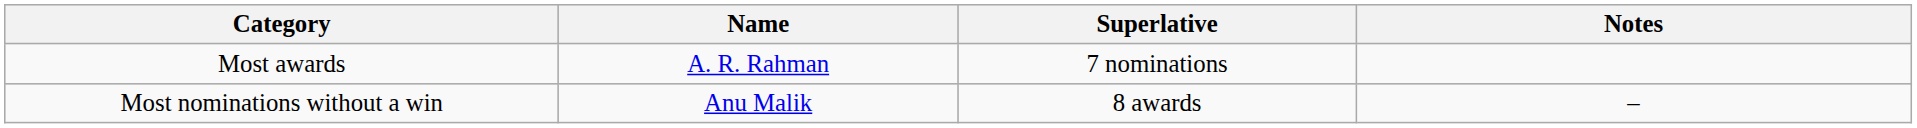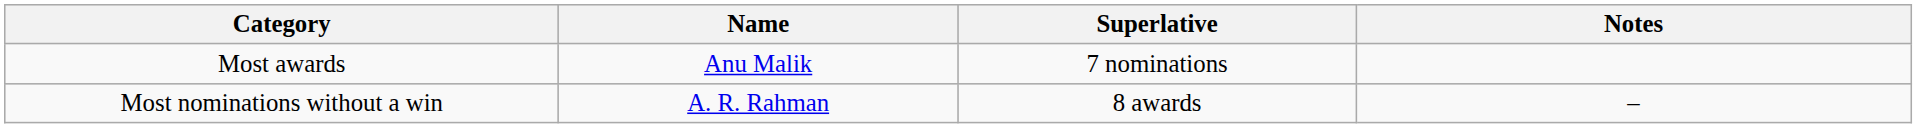(758, 63) A. R. Rahman -> (758, 63) Anu Malik
(758, 102) Anu Malik -> (758, 102) A. R. Rahman
